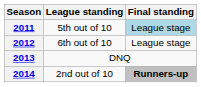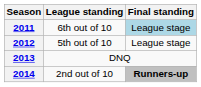(85, 27) 5th out of 10 -> (85, 27) 6th out of 10
(85, 43) 6th out of 10 -> (85, 43) 5th out of 10
